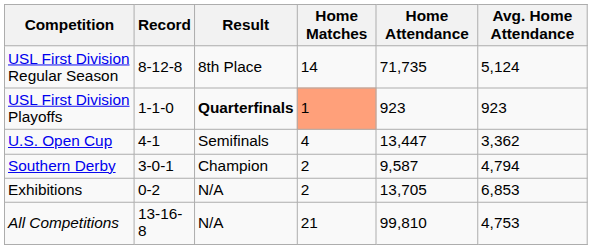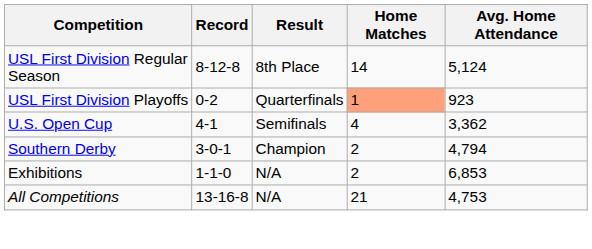- column: (427, 25)
(156, 108) 1-1-0 -> (207, 99) 0-2
(246, 108) bold -> (300, 99) normal
(149, 190) 0-2 -> (213, 173) 1-1-0
